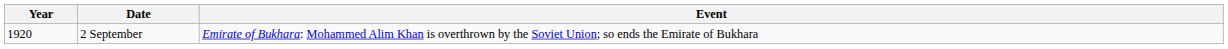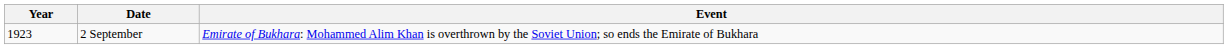(20, 33) 1920 -> (20, 33) 1923
